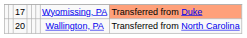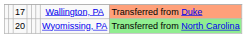(75, 12) Wyomissing, PA -> (75, 12) Wallington, PA
(75, 26) Wallington, PA -> (75, 26) Wyomissing, PA
(176, 26) no background -> (176, 26) lightgreen background
